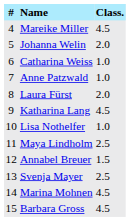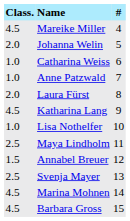columns swapped: (11, 12) <-> (110, 12)
